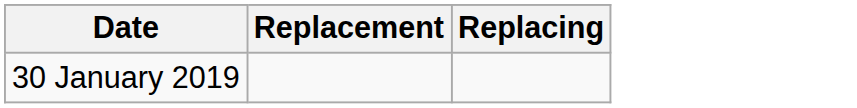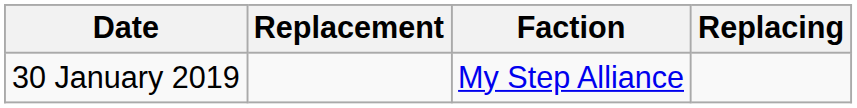+ column: (571, 28)
